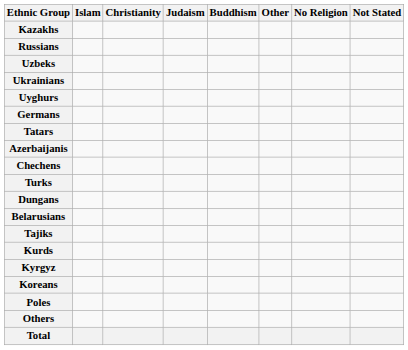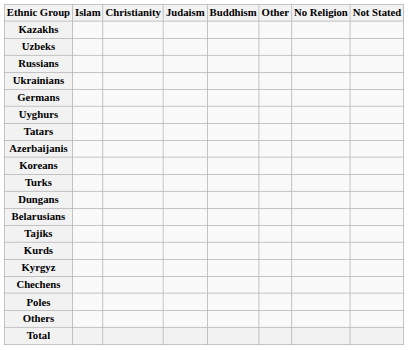rows swapped: (38, 47) <-> (38, 64)
rows swapped: (38, 98) <-> (38, 115)
rows swapped: (38, 285) <-> (38, 166)
